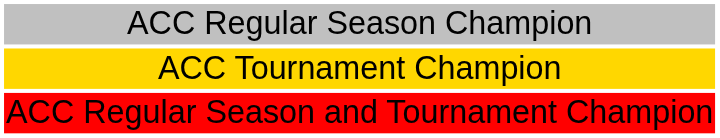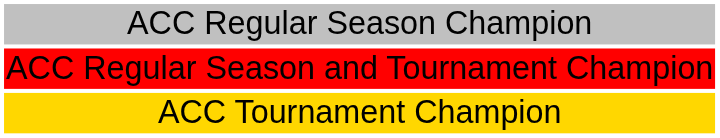rows swapped: (360, 68) <-> (360, 112)
